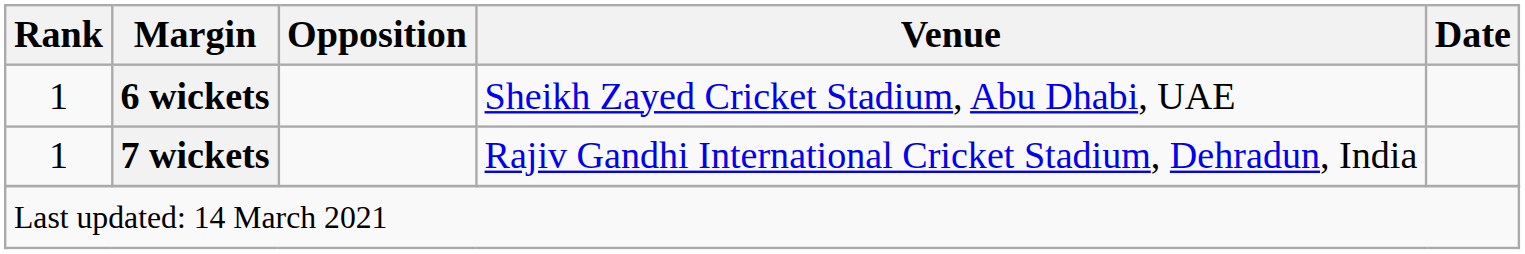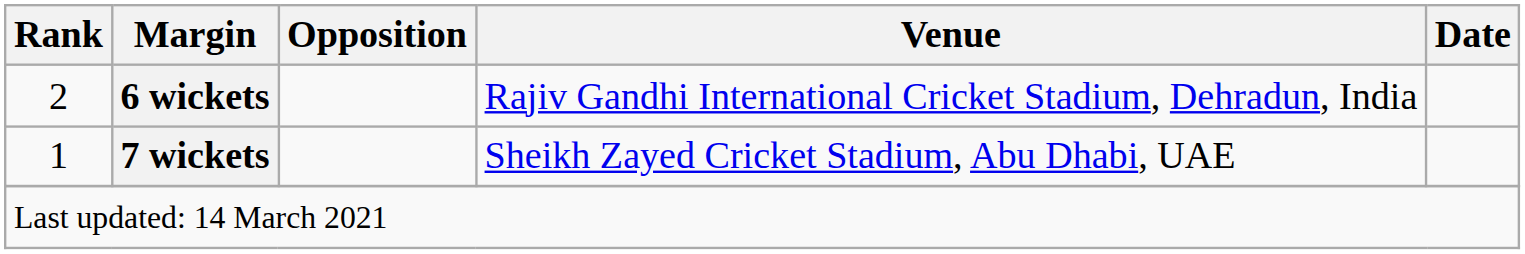(58, 95) 1 -> (58, 95) 2
(860, 95) Sheikh Zayed Cricket Stadium, Abu Dhabi, UAE -> (951, 95) Rajiv Gandhi International Cricket Stadium, Dehradun, India
(951, 155) Rajiv Gandhi International Cricket Stadium, Dehradun, India -> (860, 155) Sheikh Zayed Cricket Stadium, Abu Dhabi, UAE
